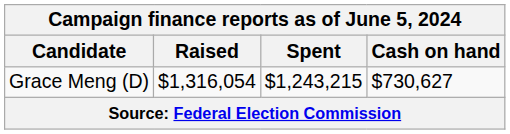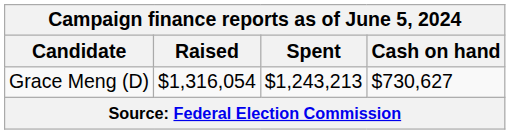(314, 81) $1,243,215 -> (314, 81) $1,243,213
